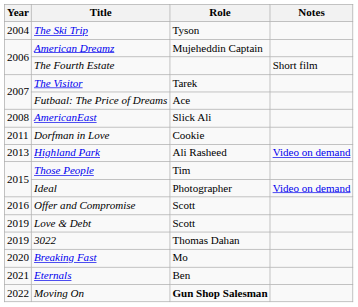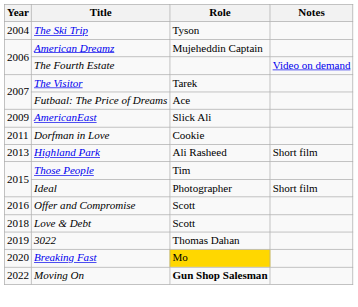(295, 65) Short film -> (312, 65) Video on demand
(18, 118) 2008 -> (18, 118) 2009
(312, 153) Video on demand -> (295, 153) Short film
(312, 188) Video on demand -> (295, 188) Short film
(18, 223) 2019 -> (18, 223) 2018
(180, 258) no background -> (180, 258) gold background
- row: (53, 275)
